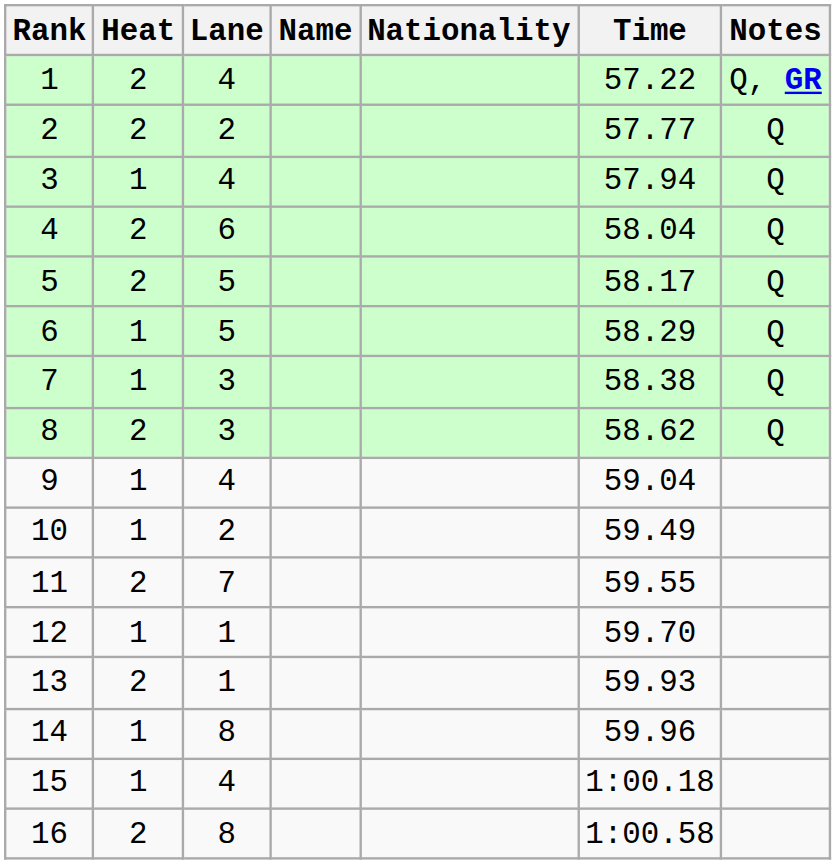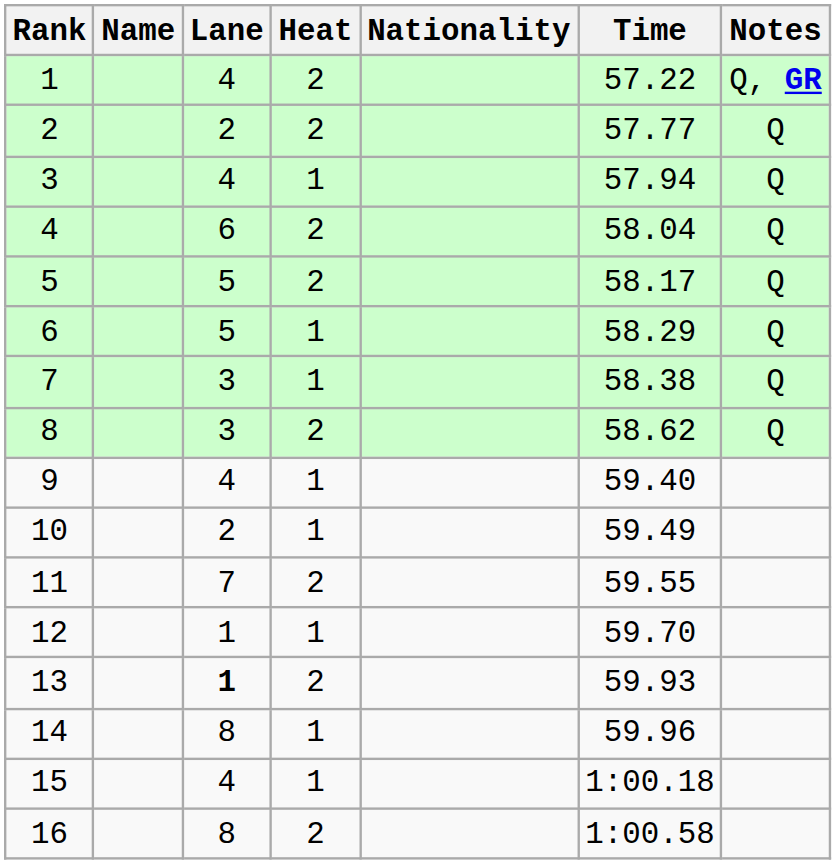columns swapped: (138, 30) <-> (315, 30)
(650, 482) 59.04 -> (650, 482) 59.40
(227, 683) normal -> (227, 683) bold
